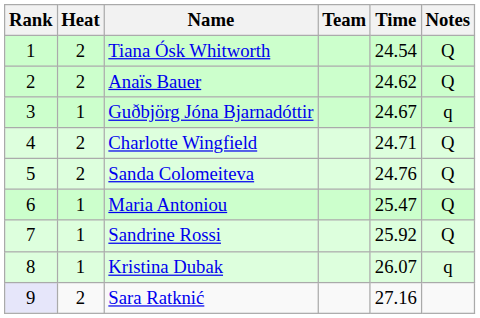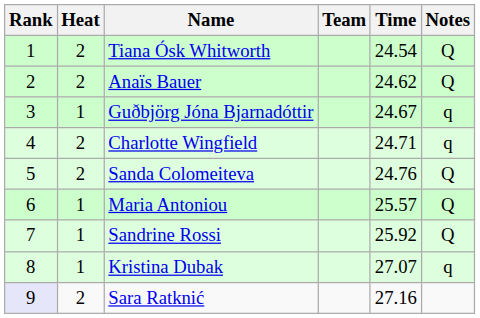(448, 143) Q -> (448, 143) q
(396, 205) 25.47 -> (396, 205) 25.57
(396, 266) 26.07 -> (396, 266) 27.07
